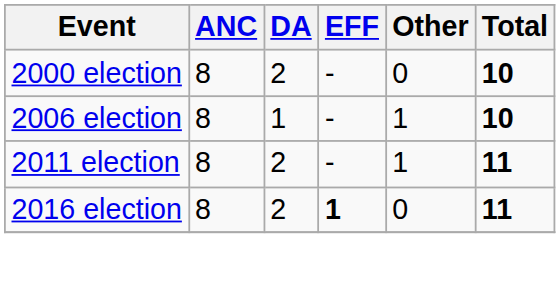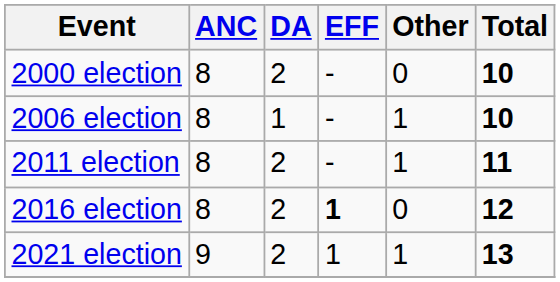(497, 208) 11 -> (498, 208) 12
+ row: (97, 254)
